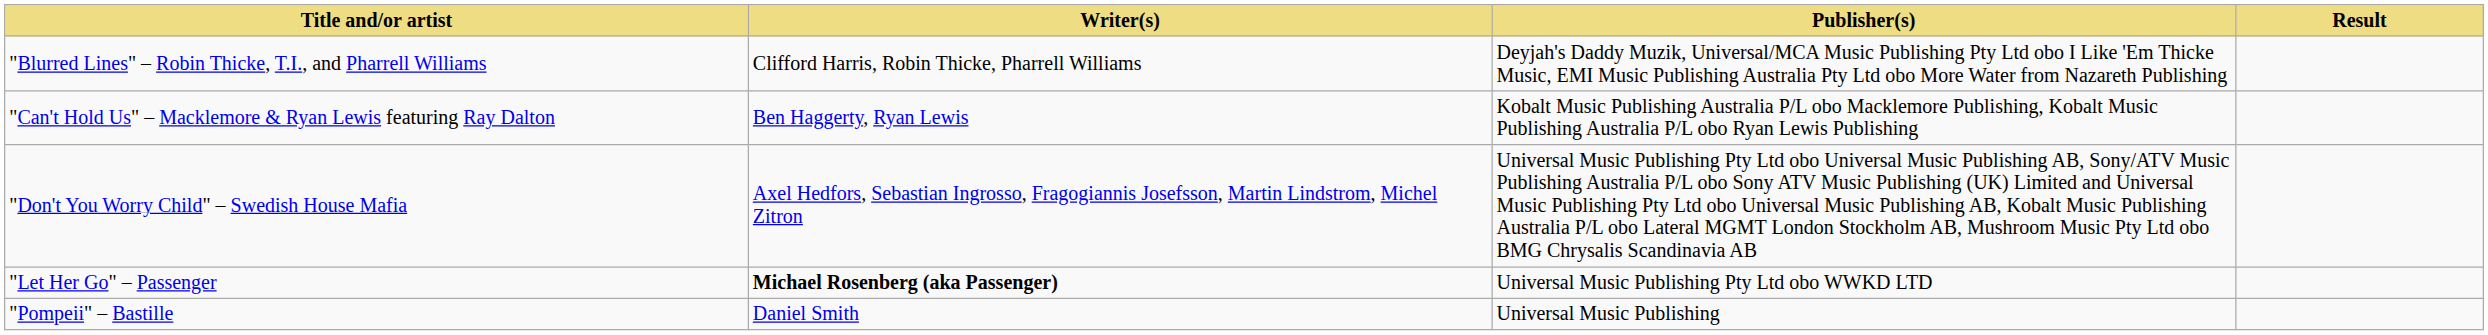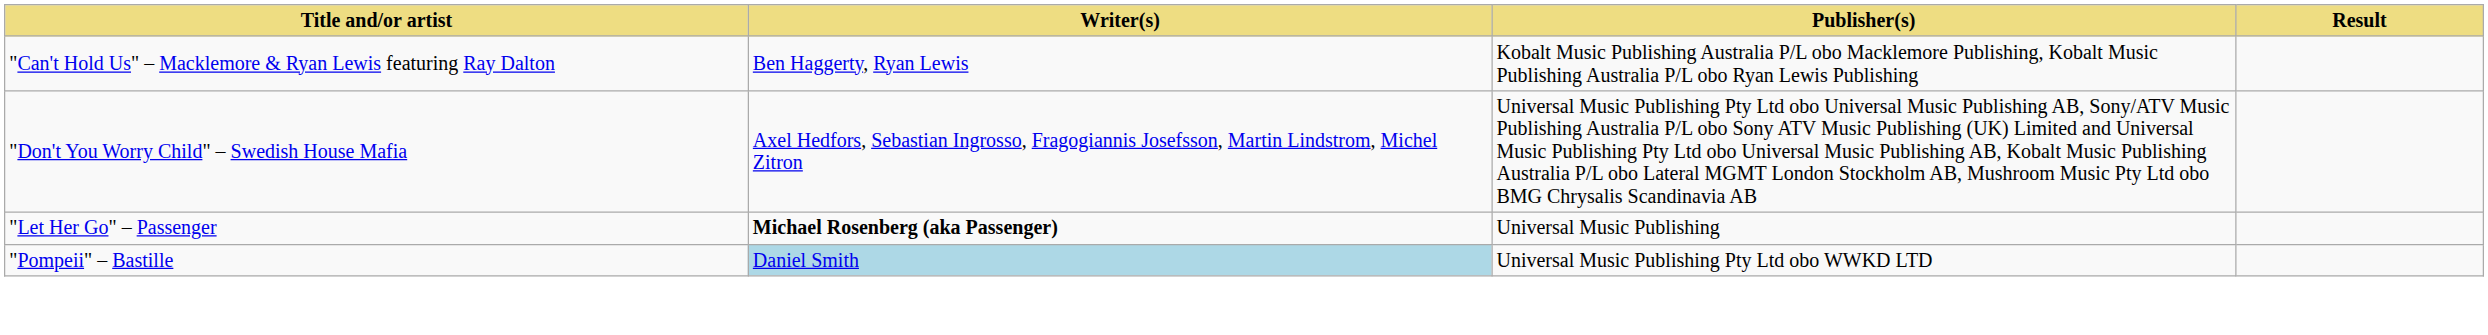- row: (248, 63)
(1715, 282) Universal Music Publishing Pty Ltd obo WWKD LTD -> (1608, 228) Universal Music Publishing
(806, 313) no background -> (806, 259) lightblue background
(1608, 313) Universal Music Publishing -> (1715, 259) Universal Music Publishing Pty Ltd obo WWKD LTD
